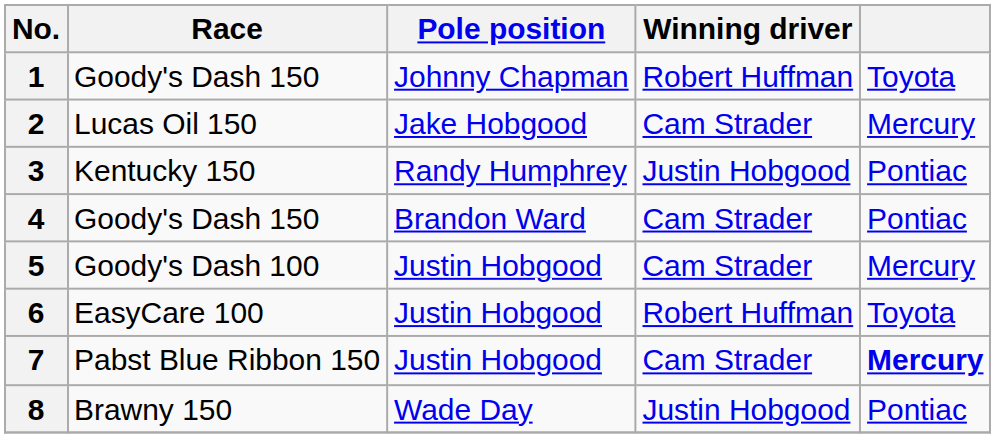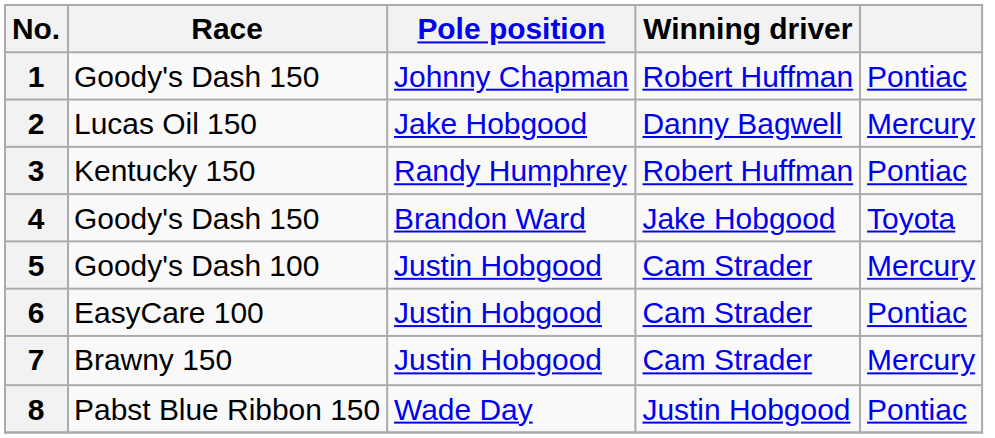(911, 76) Toyota -> (917, 76) Pontiac
(727, 124) Cam Strader -> (742, 124) Danny Bagwell
(746, 171) Justin Hobgood -> (748, 171) Robert Huffman
(727, 218) Cam Strader -> (739, 218) Jake Hobgood
(917, 218) Pontiac -> (911, 218) Toyota
(748, 313) Robert Huffman -> (727, 313) Cam Strader
(911, 313) Toyota -> (917, 313) Pontiac
(227, 361) Pabst Blue Ribbon 150 -> (153, 361) Brawny 150
(925, 361) bold -> (921, 361) normal
(153, 408) Brawny 150 -> (227, 408) Pabst Blue Ribbon 150
